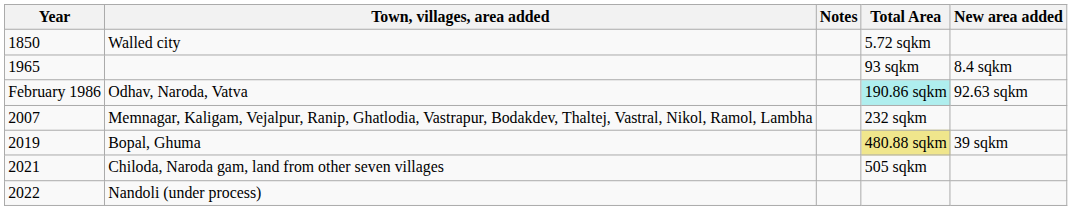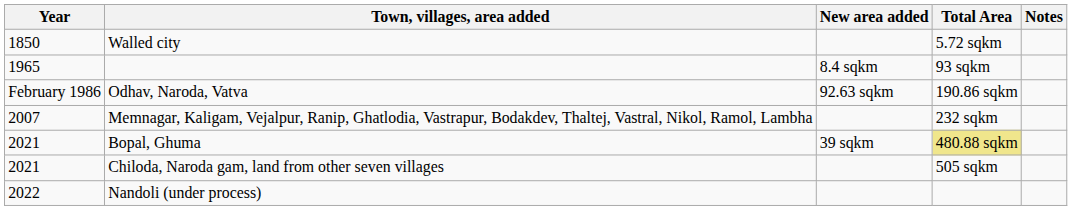columns swapped: (1008, 17) <-> (839, 17)
(906, 92) paleturquoise background -> (977, 92) no background
(24, 142) 2019 -> (24, 142) 2021
